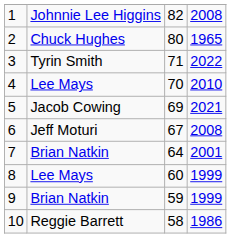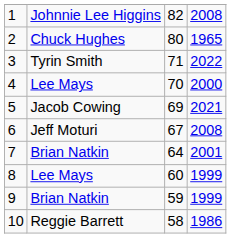(206, 84) 2010 -> (206, 84) 2000
